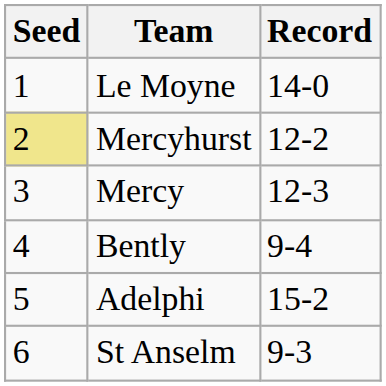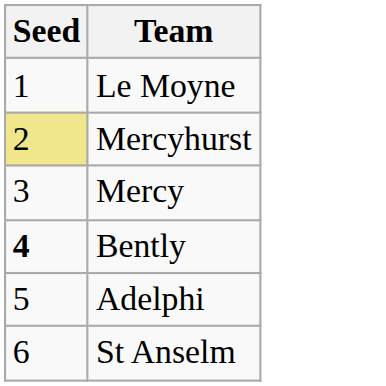- column: (320, 31)
(21, 245) normal -> (21, 245) bold
